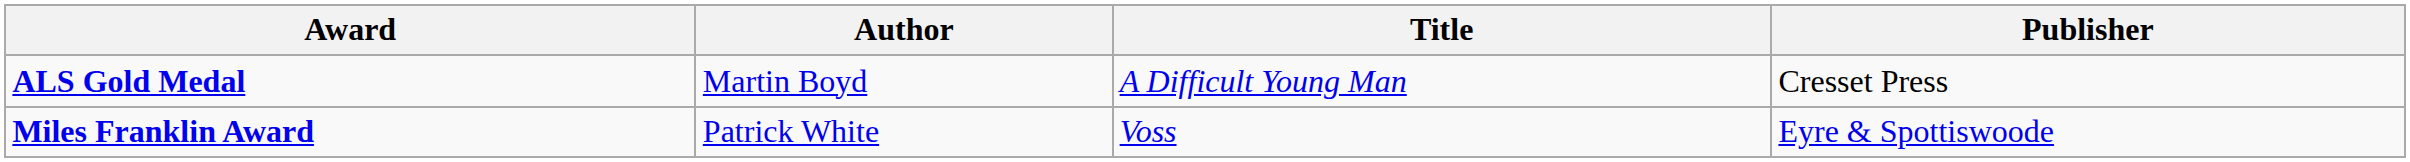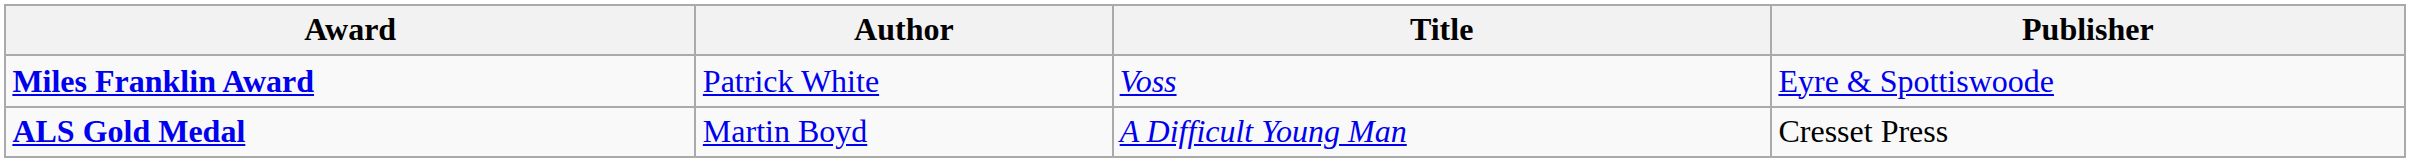rows swapped: (129, 80) <-> (163, 131)
